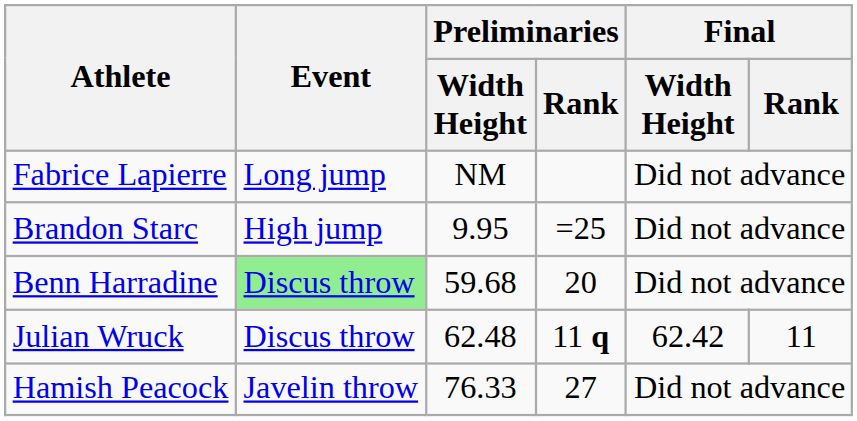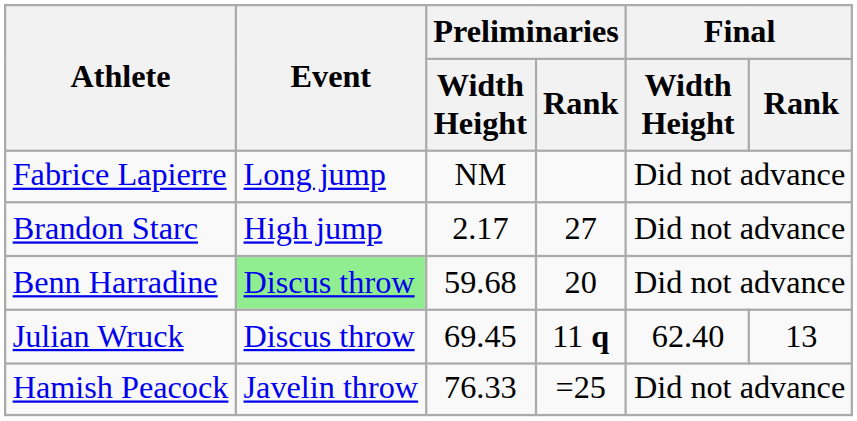(480, 229) 9.95 -> (480, 229) 2.17
(581, 229) =25 -> (581, 229) 27
(480, 335) 62.48 -> (480, 335) 69.45
(688, 335) 62.42 -> (688, 335) 62.40
(801, 335) 11 -> (801, 335) 13
(581, 388) 27 -> (581, 388) =25
